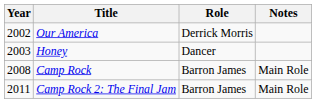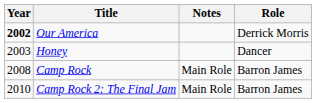columns swapped: (217, 13) <-> (283, 13)
(19, 32) normal -> (19, 32) bold
(19, 88) 2011 -> (19, 88) 2010
